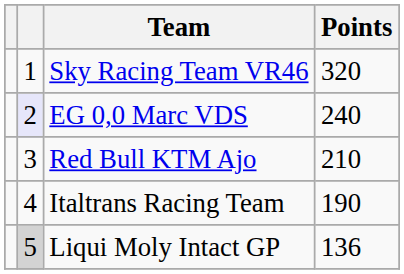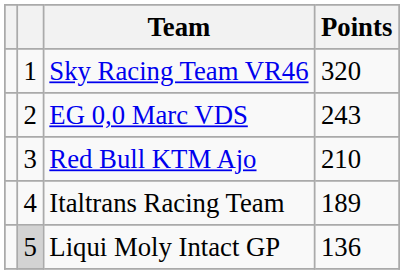(30, 114) lavender background -> (30, 114) no background
(341, 114) 240 -> (341, 114) 243
(341, 203) 190 -> (341, 203) 189
